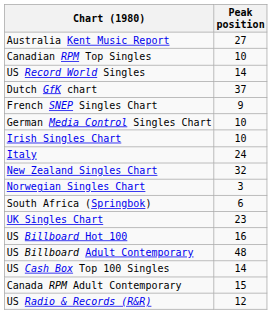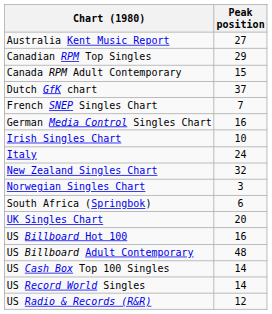(241, 57) 10 -> (241, 57) 29
rows swapped: (94, 285) <-> (76, 73)
(241, 106) 9 -> (241, 106) 7
(241, 122) 10 -> (241, 122) 16
(241, 220) 23 -> (241, 220) 20
